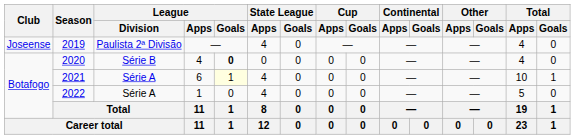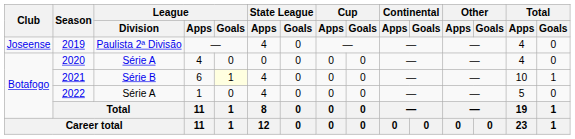(139, 61) Série B -> (139, 61) Série A
(231, 61) bold -> (231, 61) normal
(139, 77) Série A -> (139, 77) Série B
